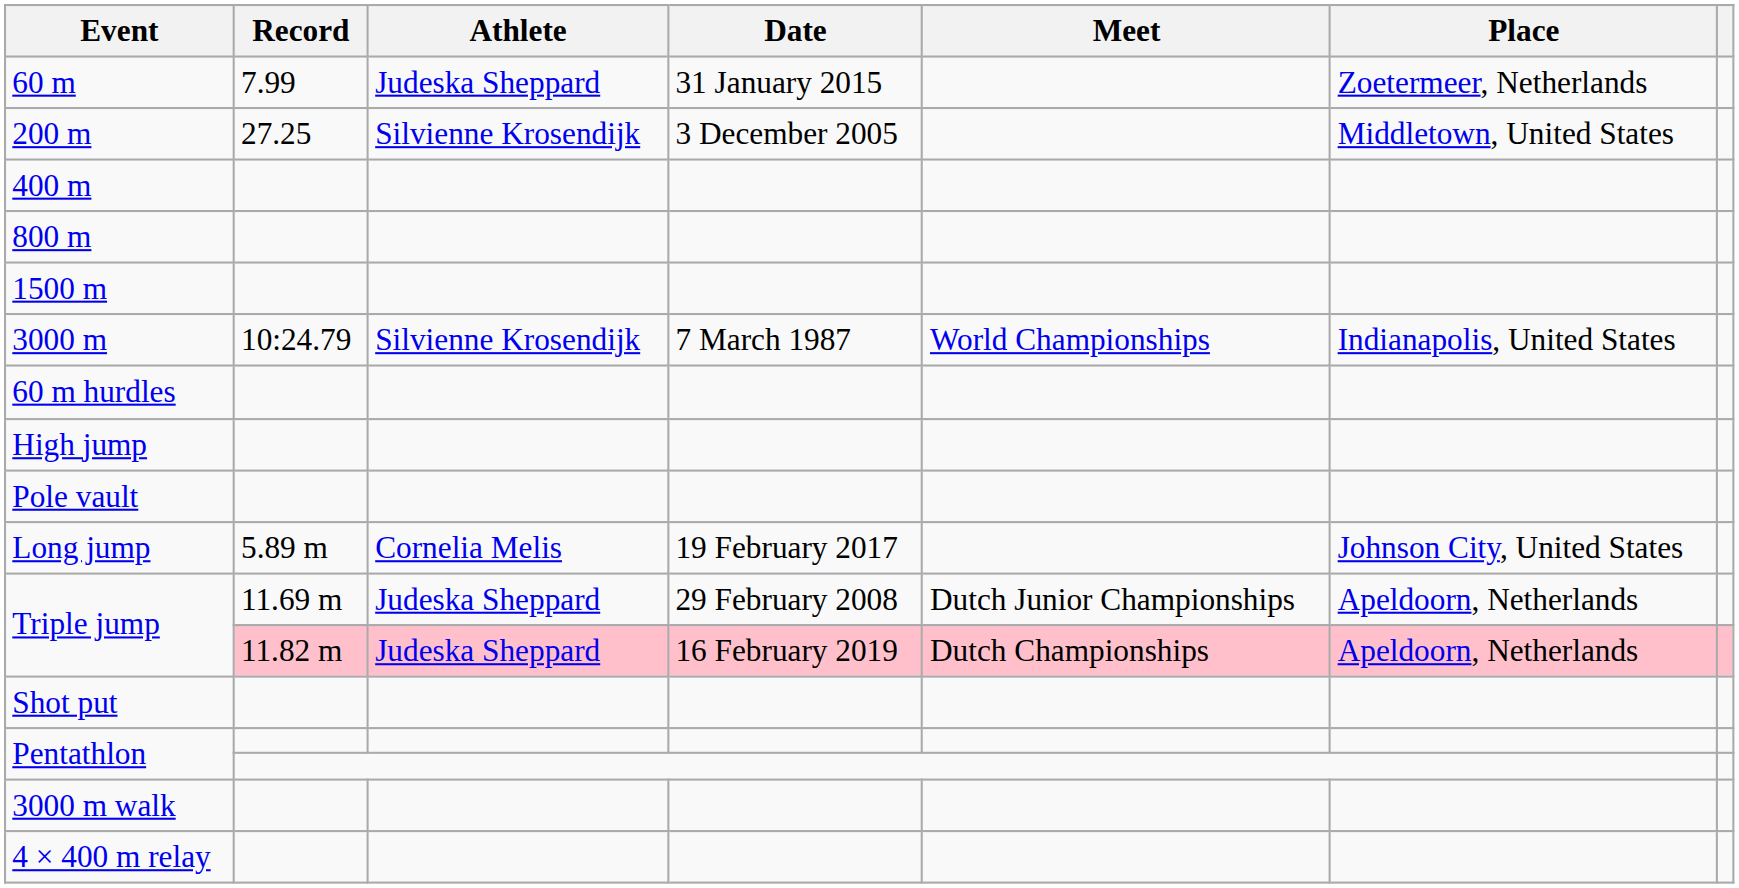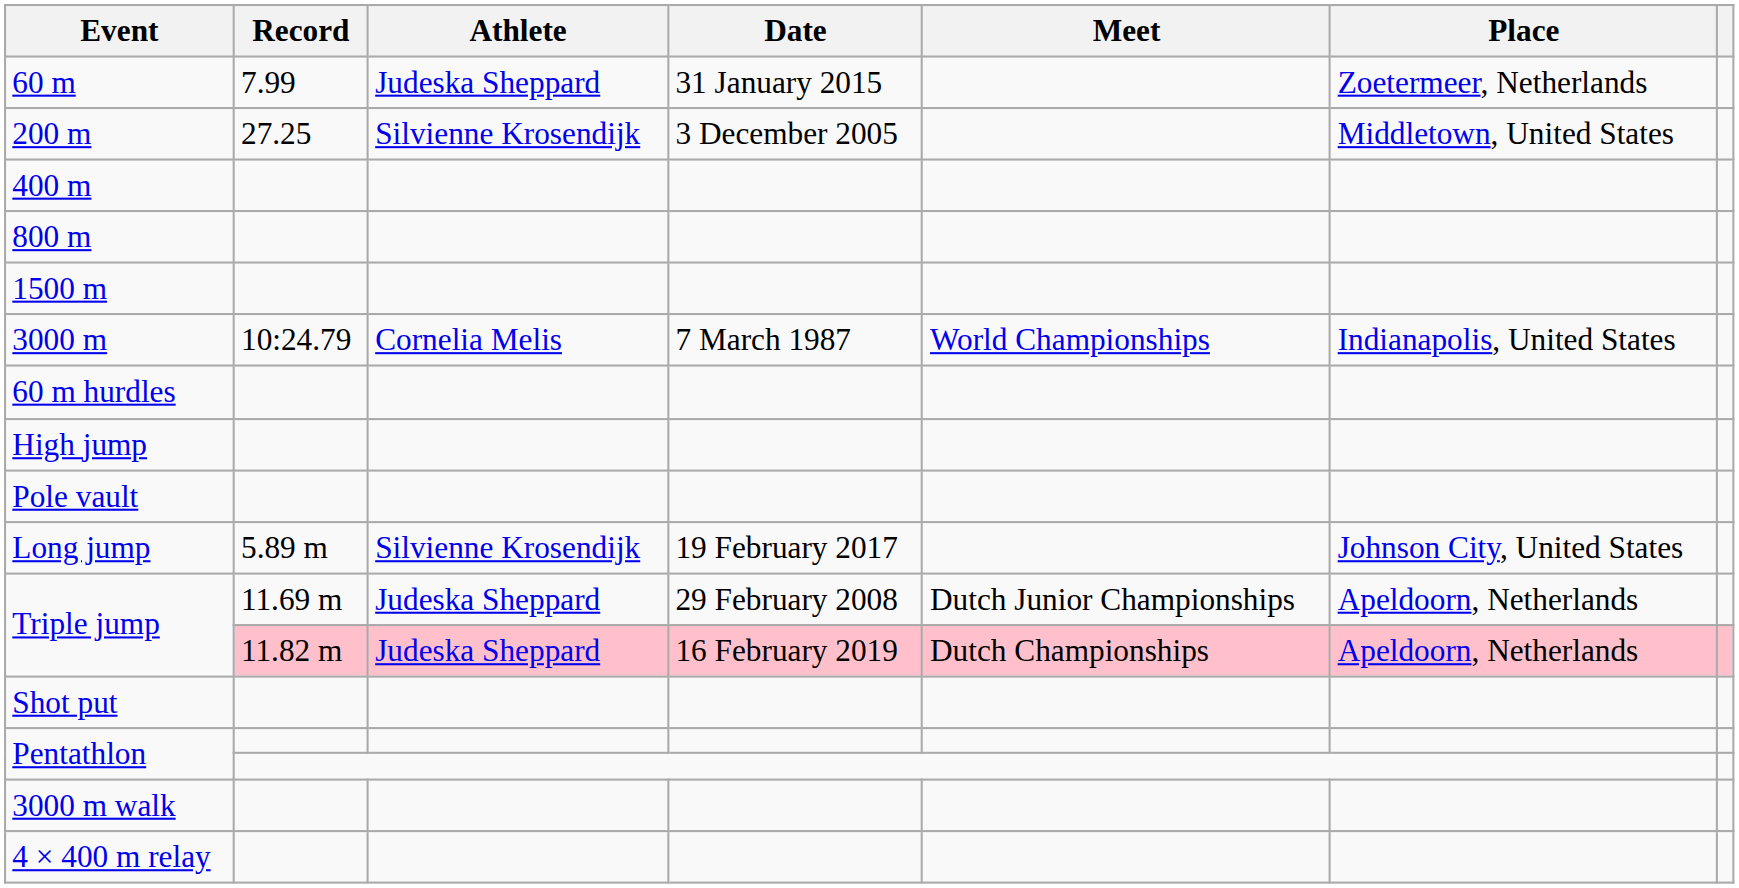(508, 340) Silvienne Krosendijk -> (469, 340) Cornelia Melis
(469, 546) Cornelia Melis -> (508, 546) Silvienne Krosendijk
